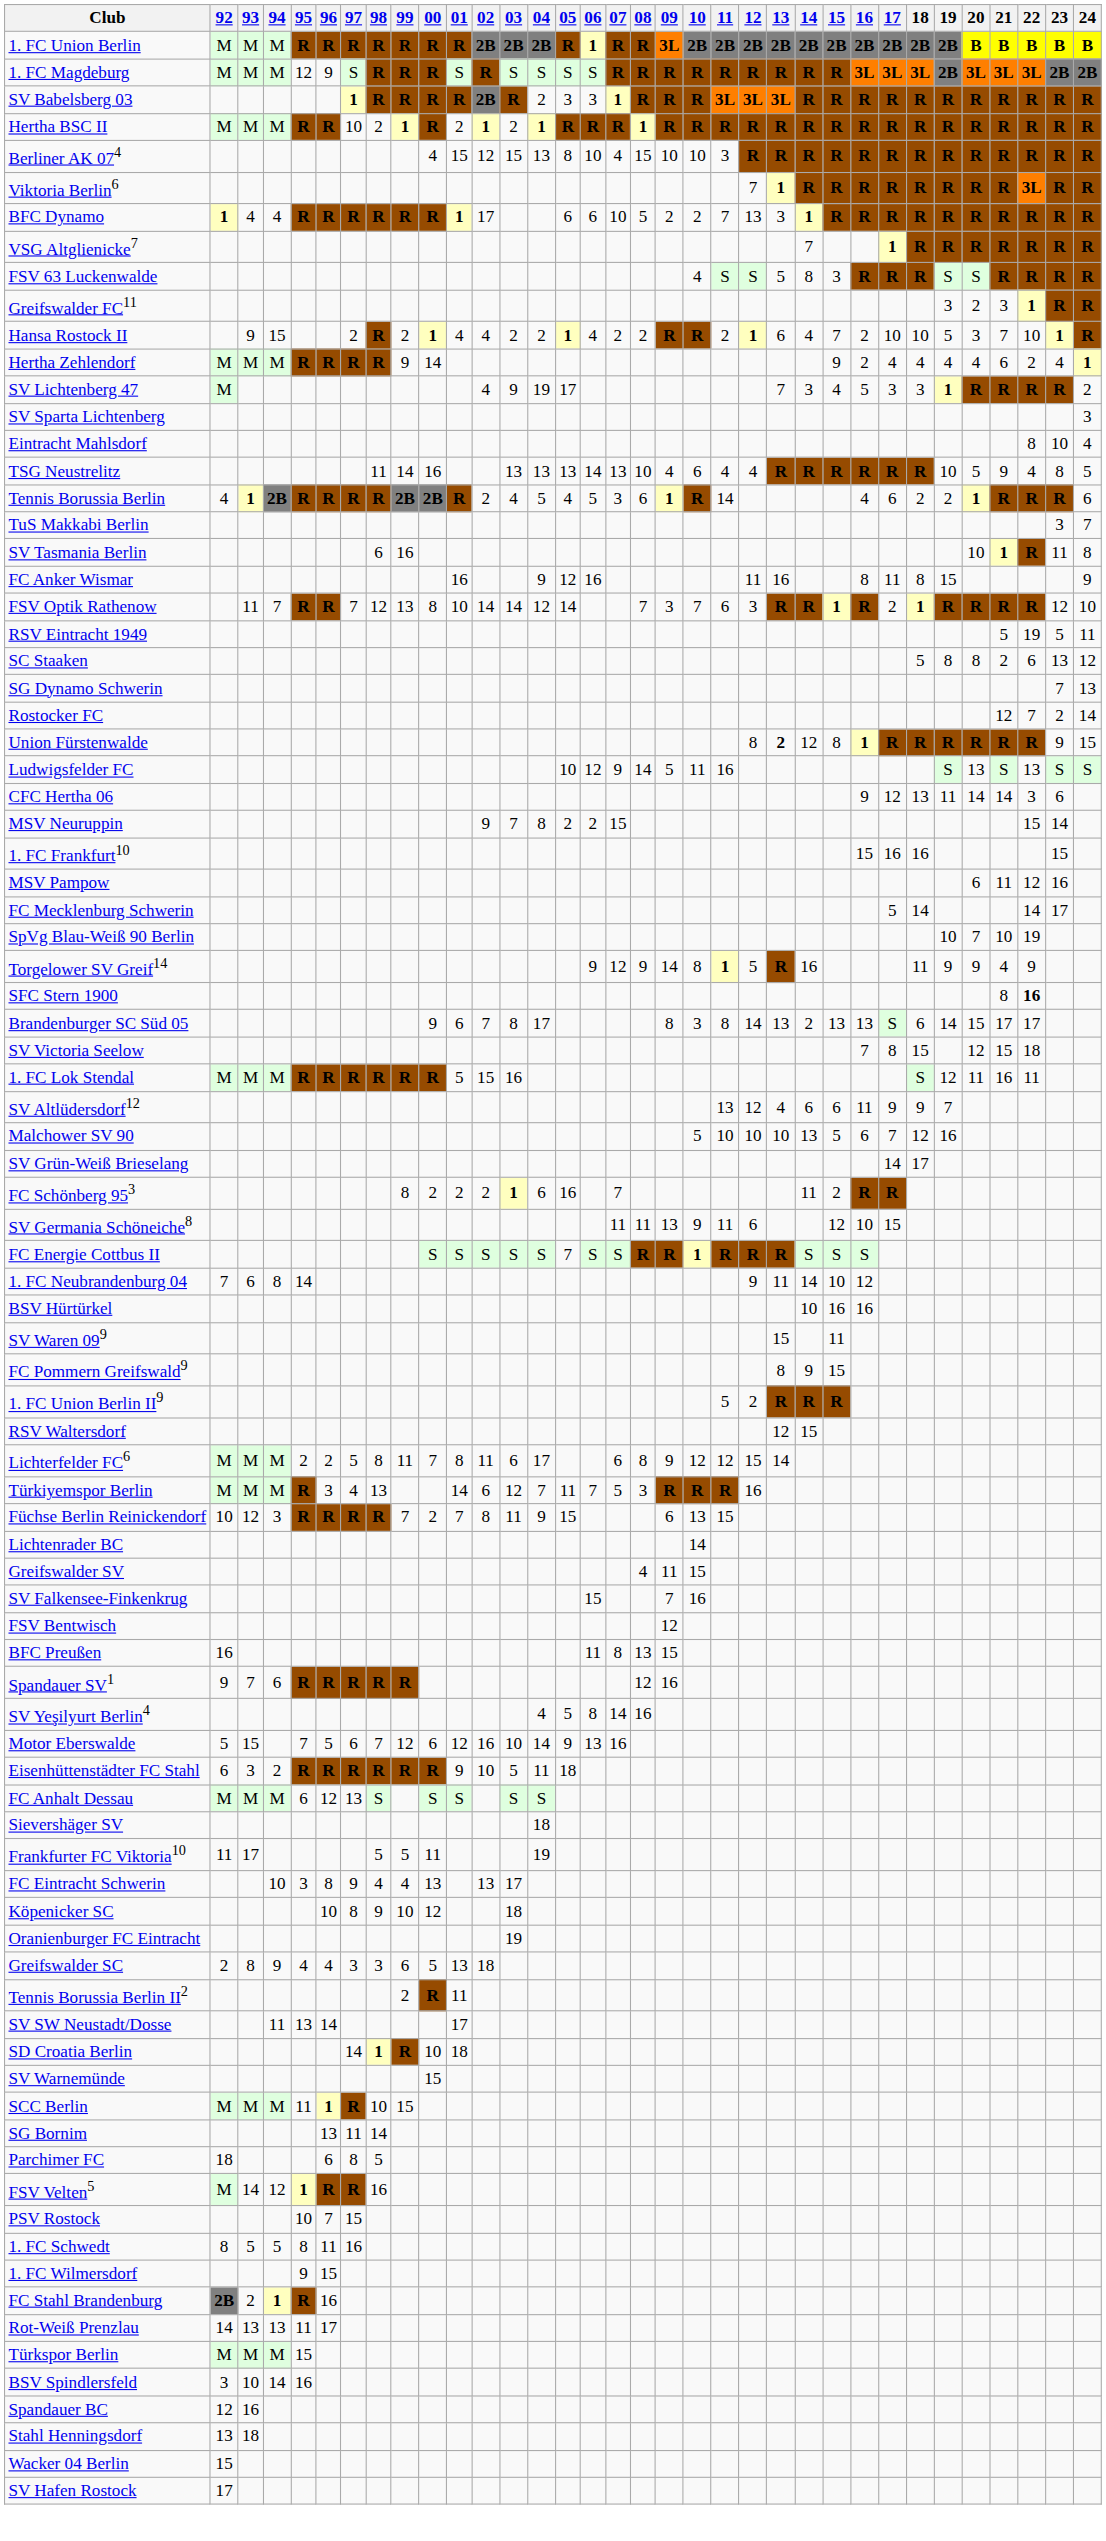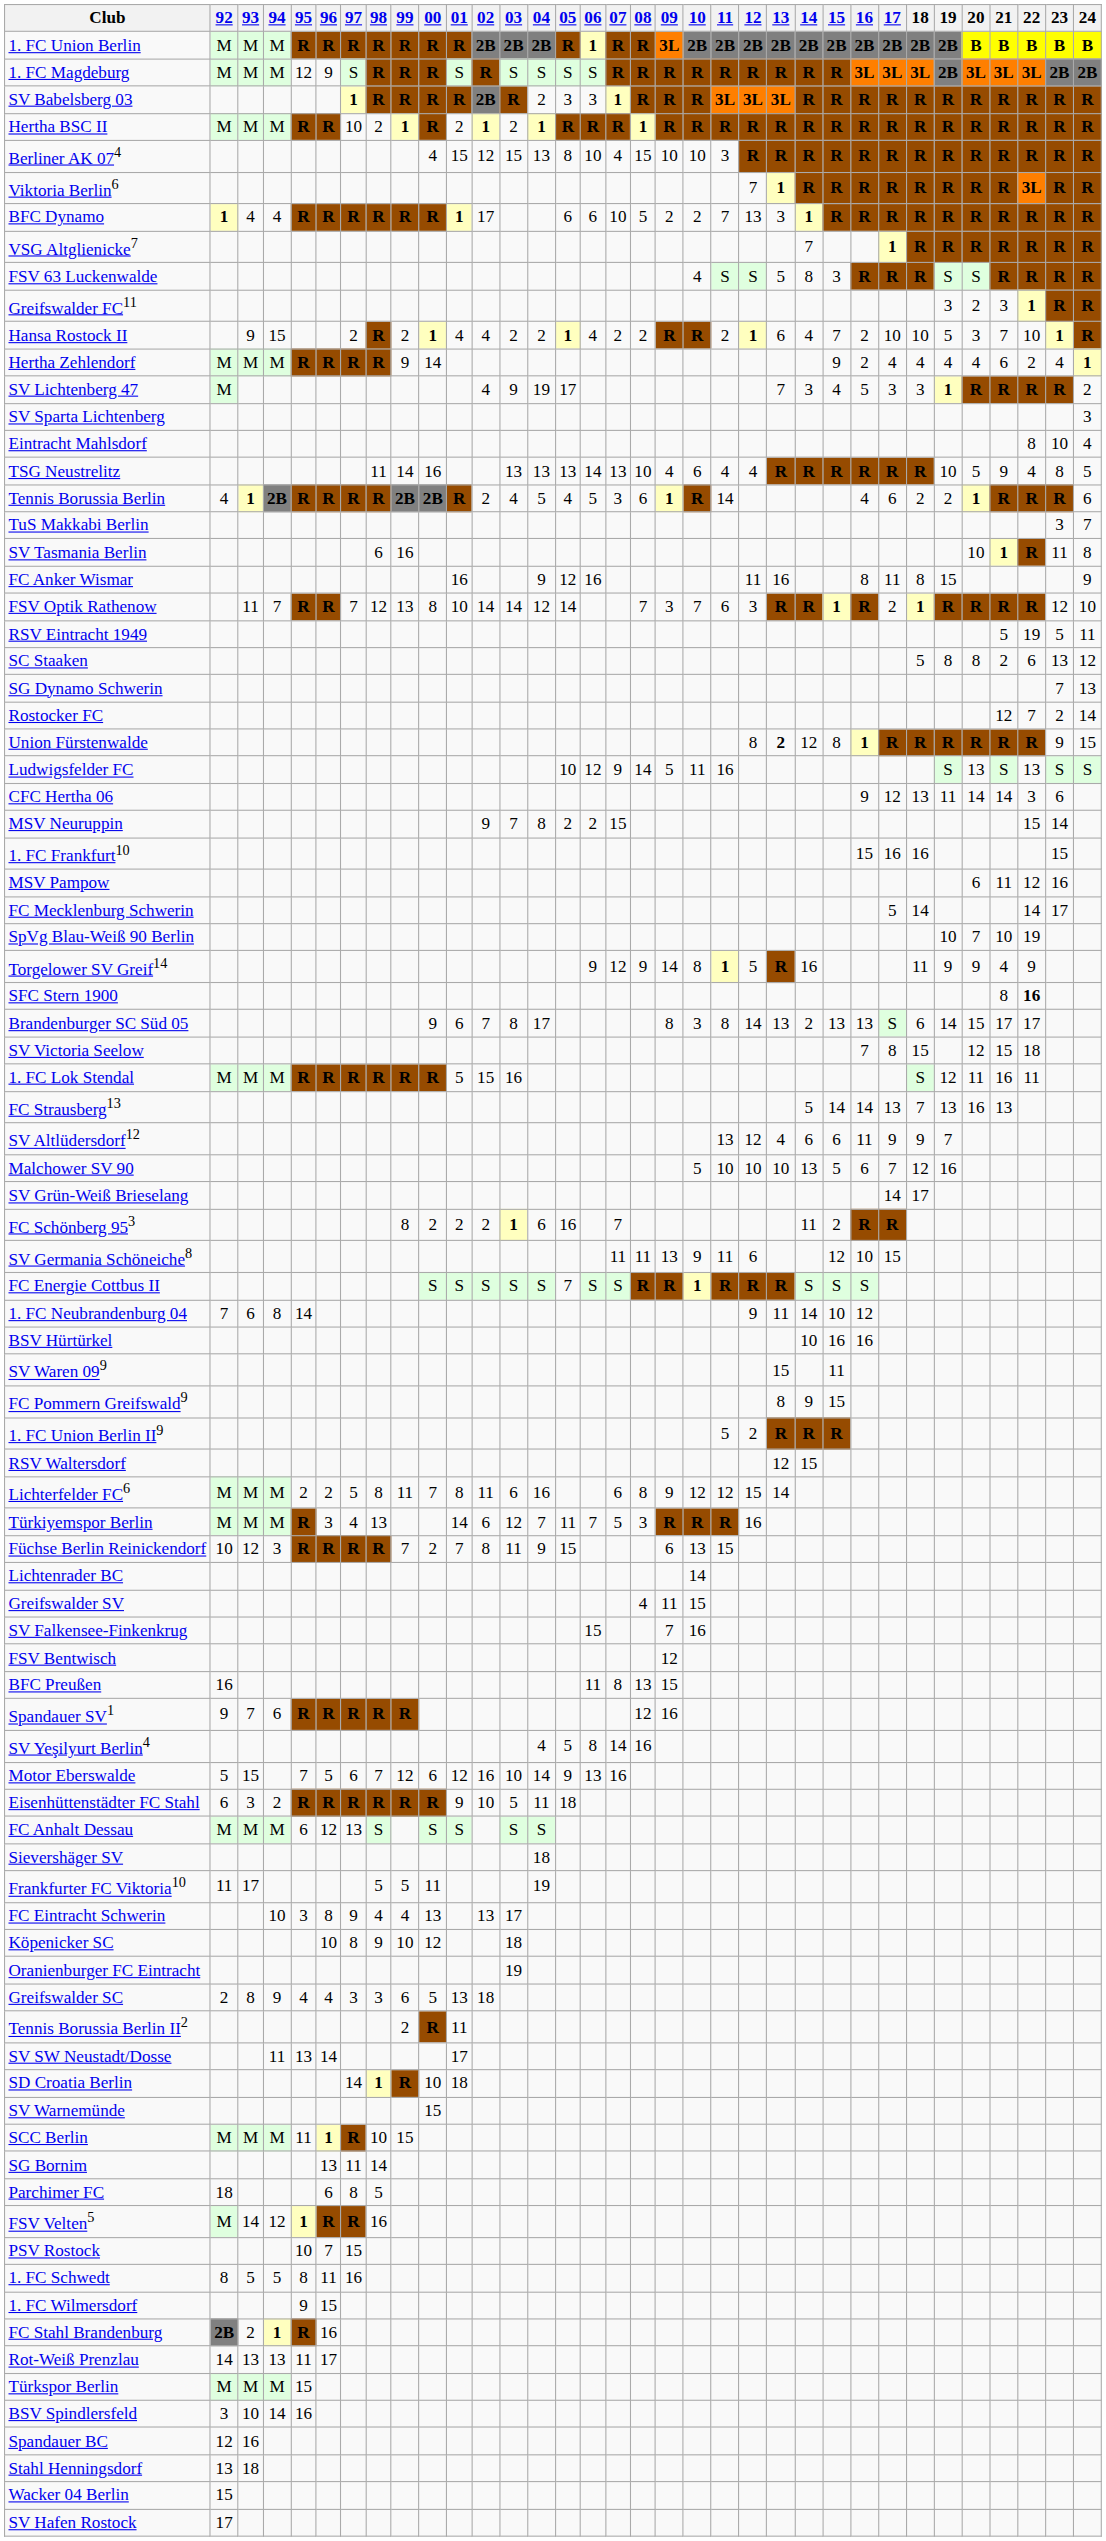+ row: (65, 1107)
(541, 1460) 17 -> (541, 1492) 16
